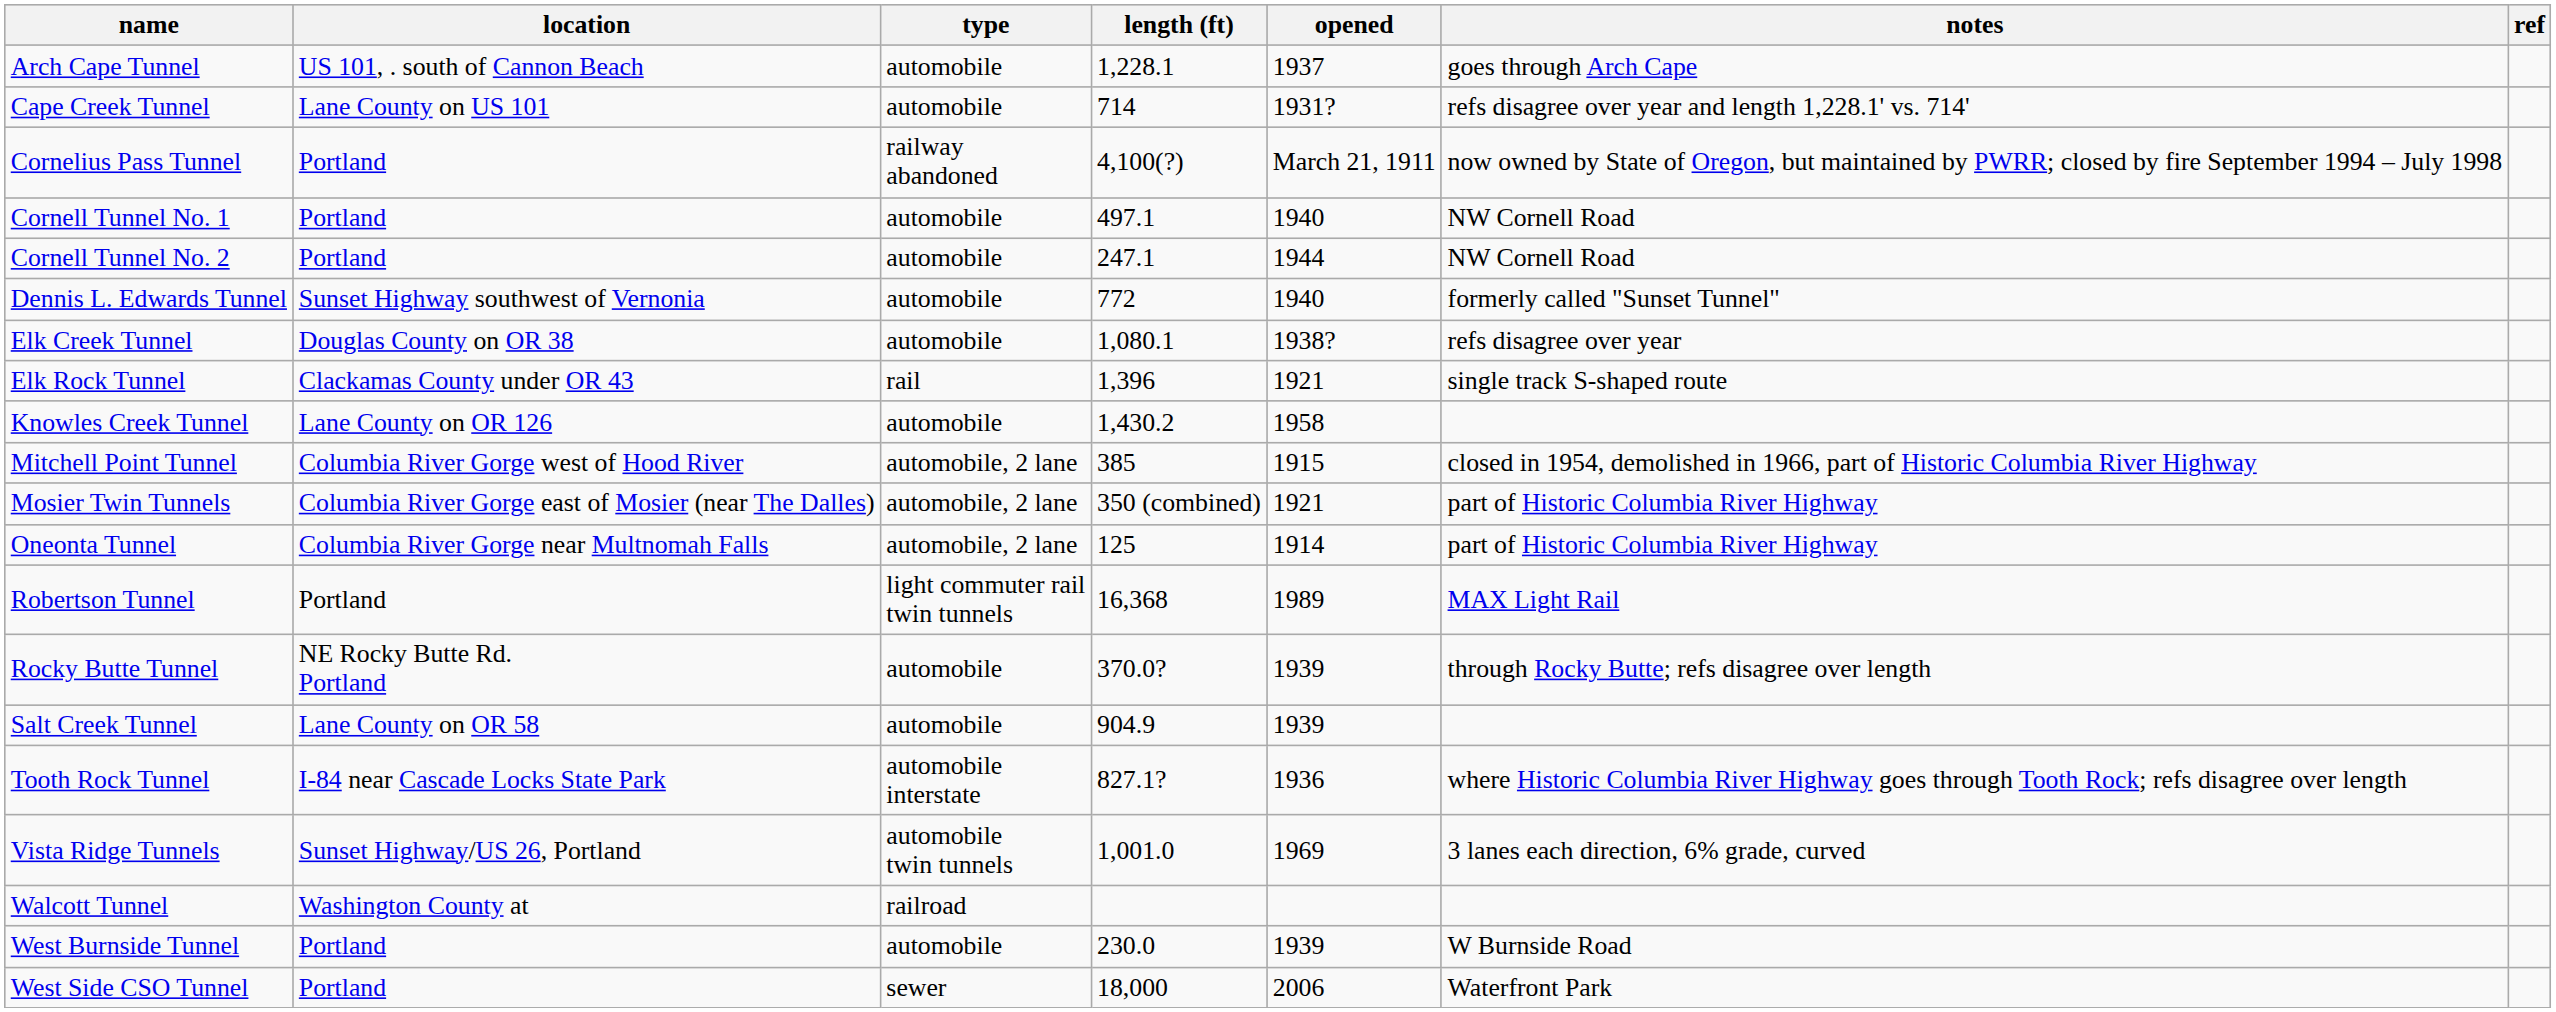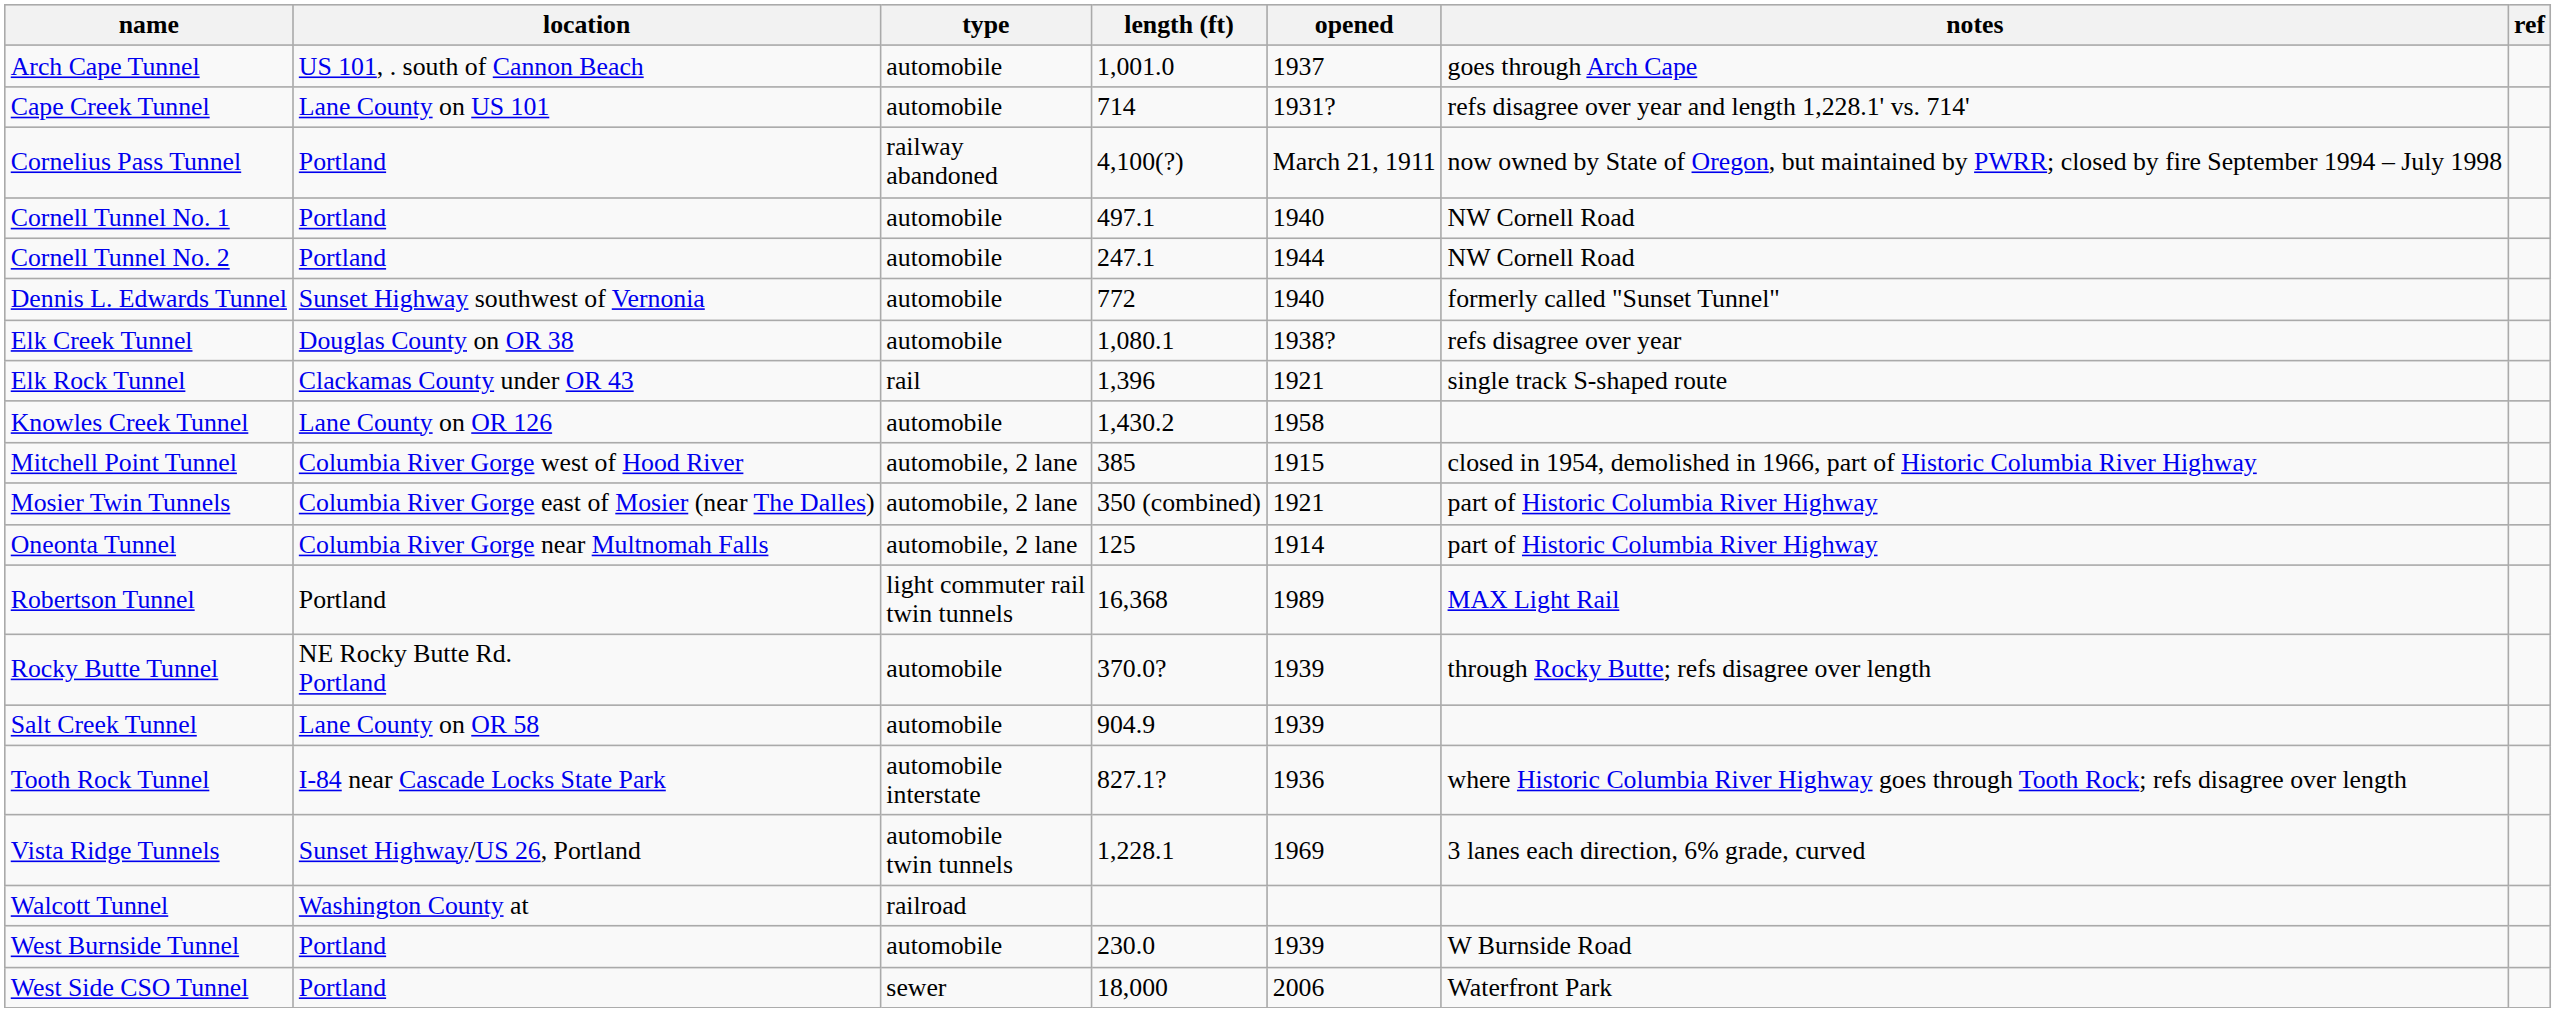(1136, 65) 1,228.1 -> (1136, 65) 1,001.0
(1136, 849) 1,001.0 -> (1136, 849) 1,228.1
